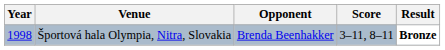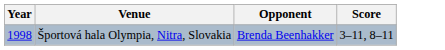- column: (418, 14)
